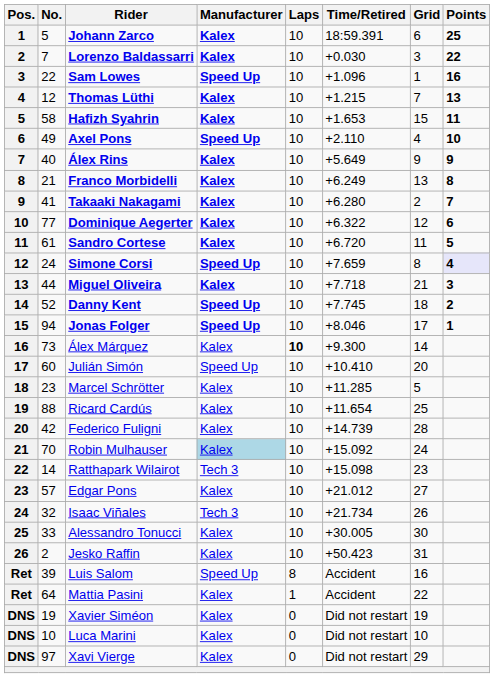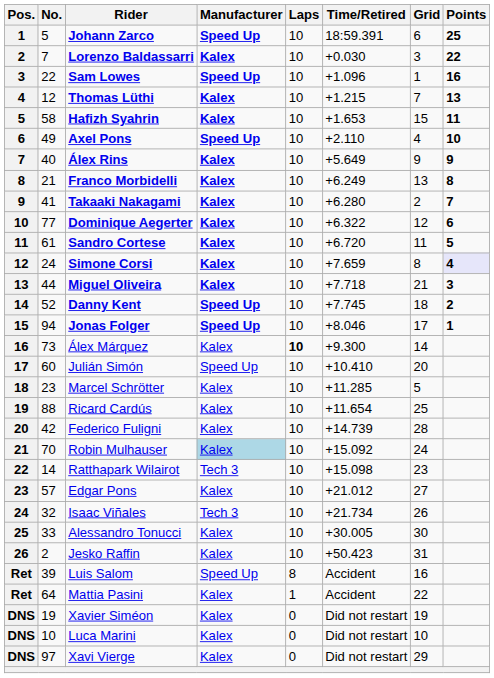(217, 36) Kalex -> (230, 36) Speed Up
(230, 263) Speed Up -> (217, 263) Kalex
